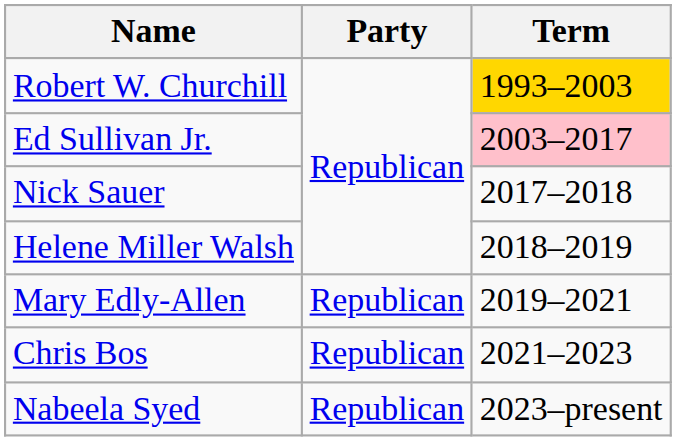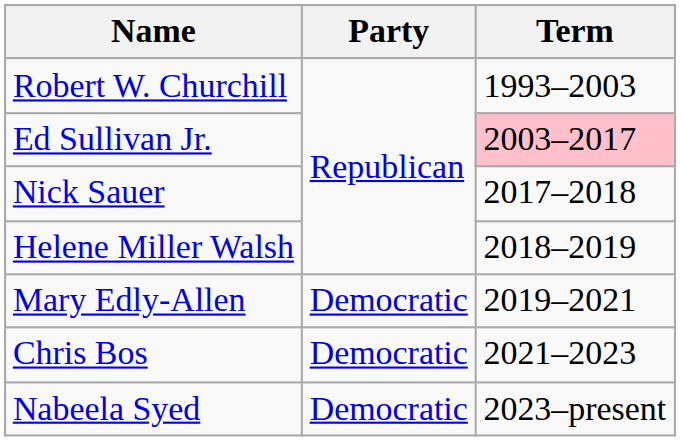(556, 85) gold background -> (560, 85) no background
(387, 300) Republican -> (389, 300) Democratic
(387, 354) Republican -> (389, 354) Democratic
(387, 407) Republican -> (389, 407) Democratic
